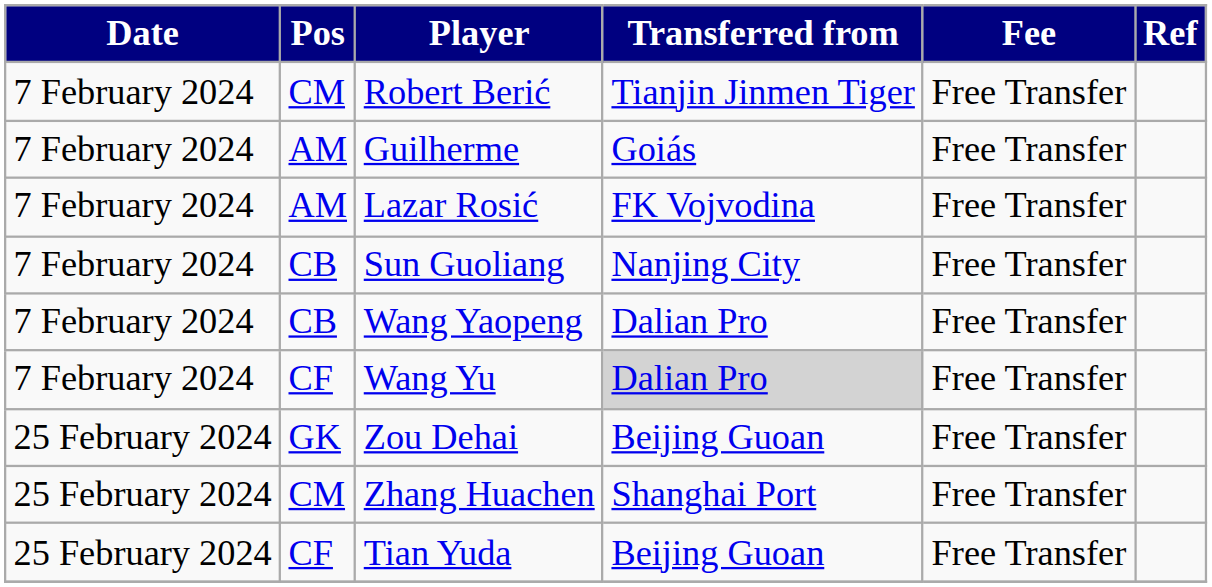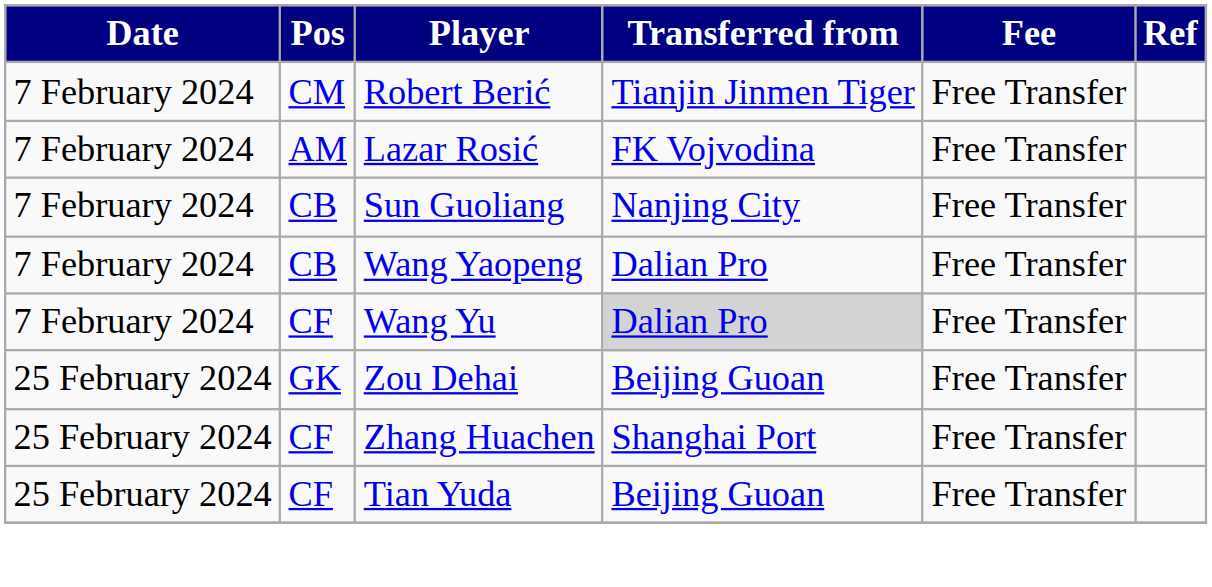- row: (441, 148)
(317, 494) CM -> (311, 436) CF
